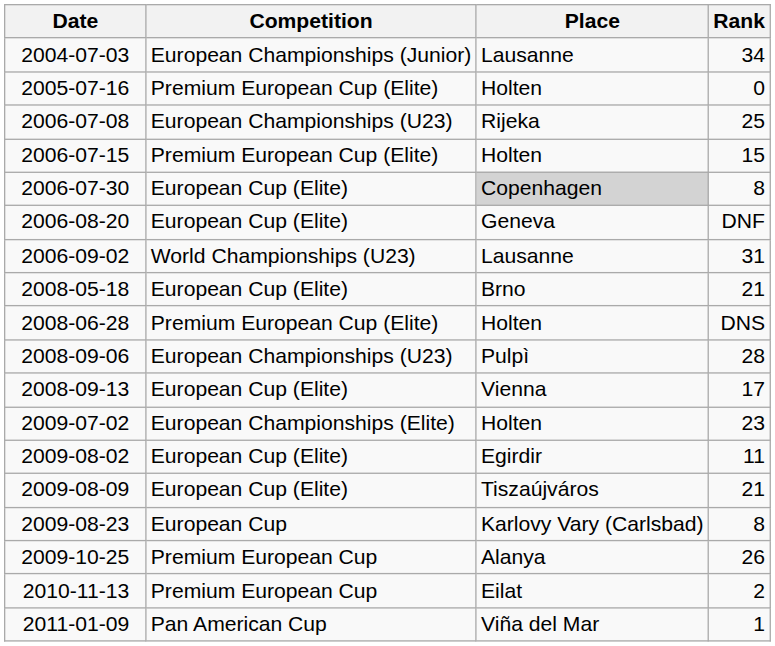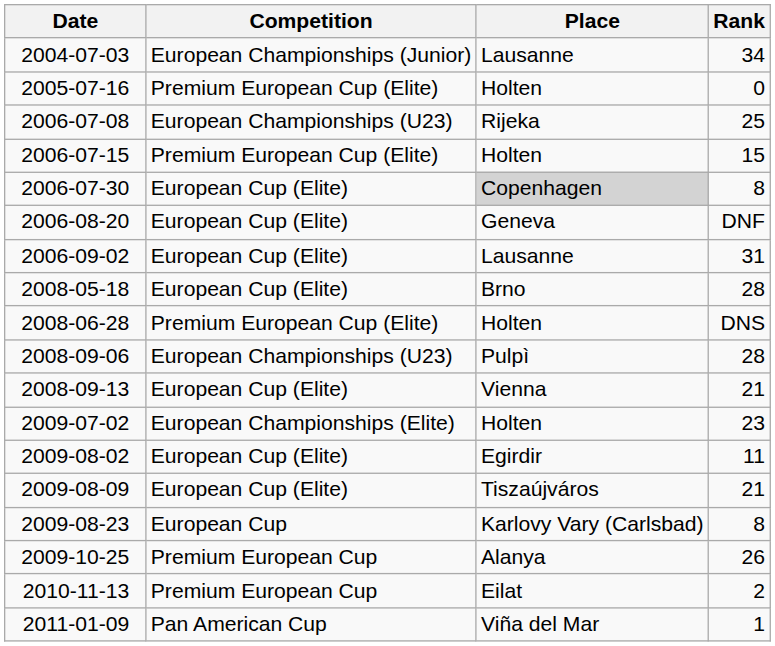(283, 255) World Championships (U23) -> (249, 255) European Cup (Elite)
(753, 289) 21 -> (753, 289) 28
(753, 389) 17 -> (753, 389) 21
